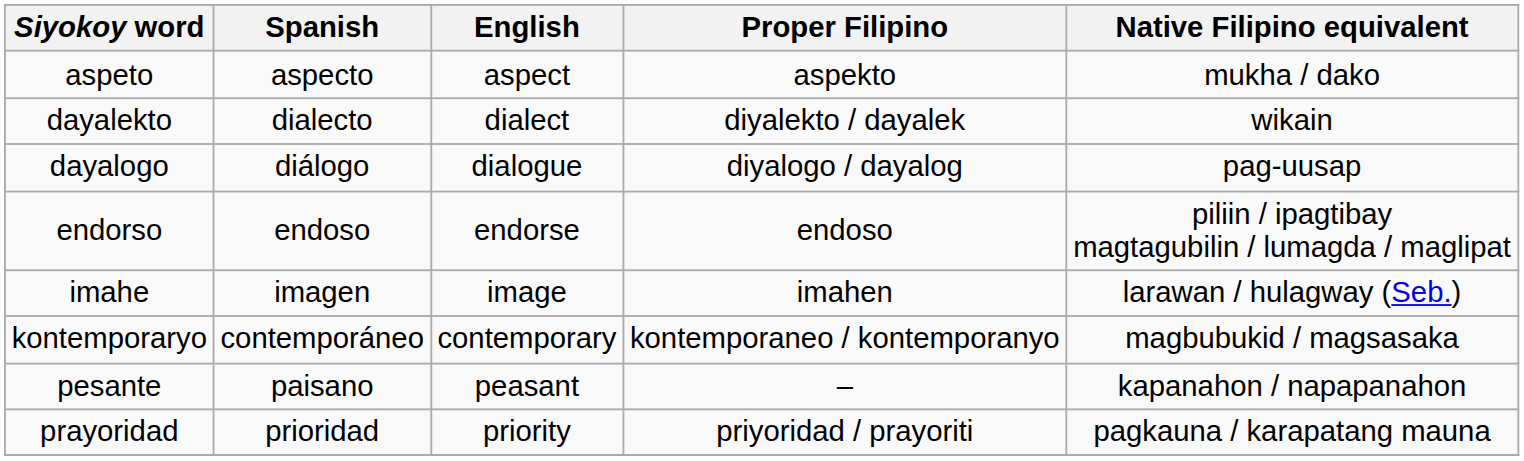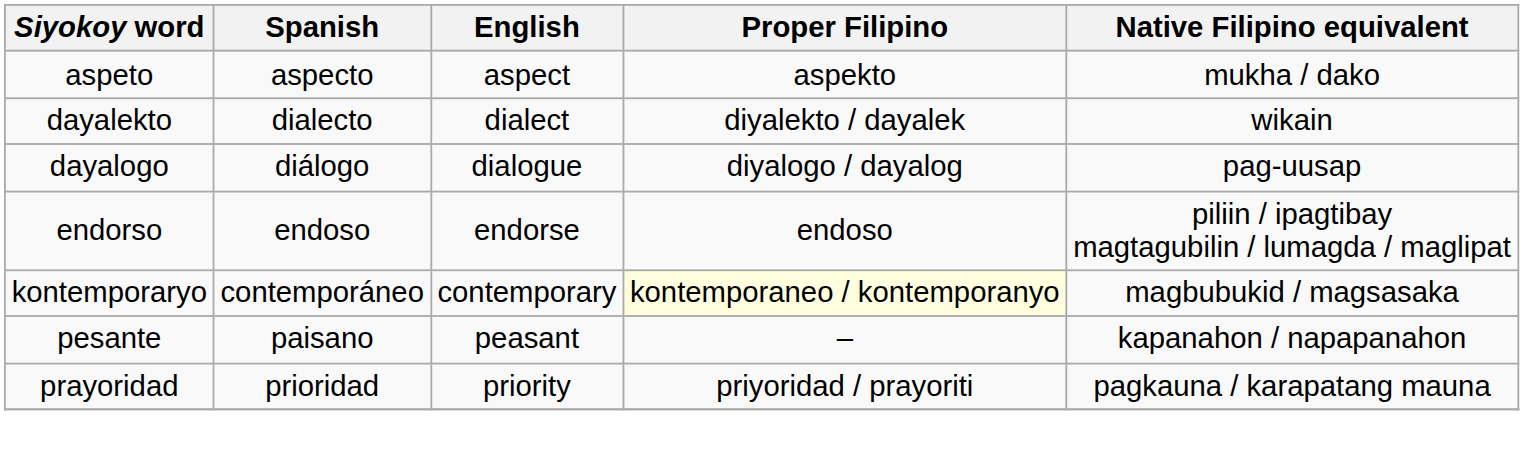- row: (109, 292)
(845, 339) no background -> (845, 292) lightyellow background
